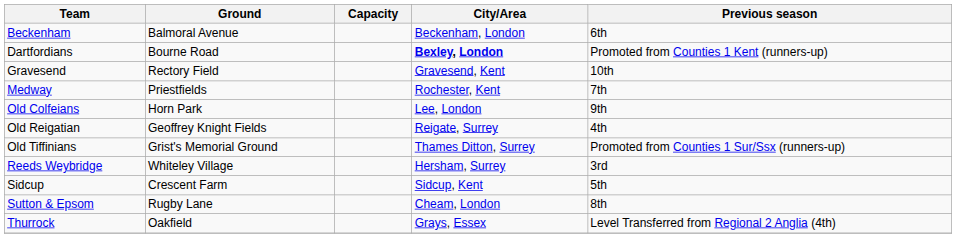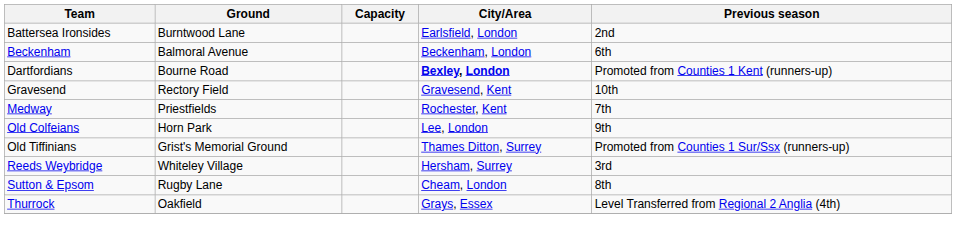+ row: (59, 33)
- row: (43, 128)
- row: (25, 185)
